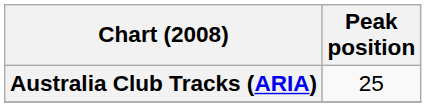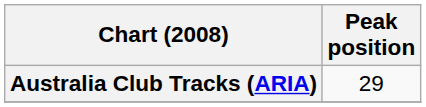(371, 83) 25 -> (371, 83) 29
